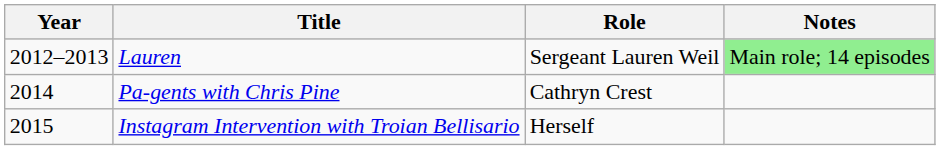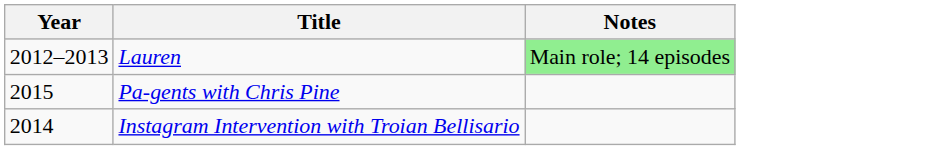- column: (625, 21)
(32, 91) 2014 -> (32, 91) 2015
(32, 126) 2015 -> (32, 126) 2014
